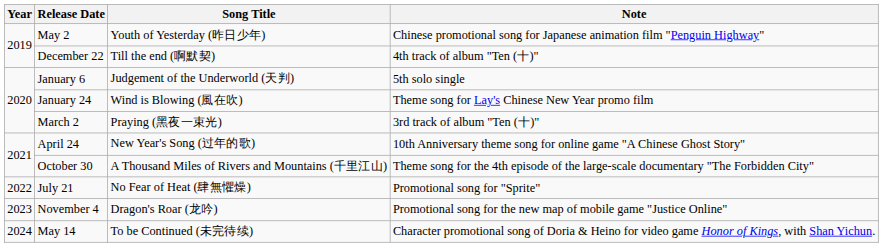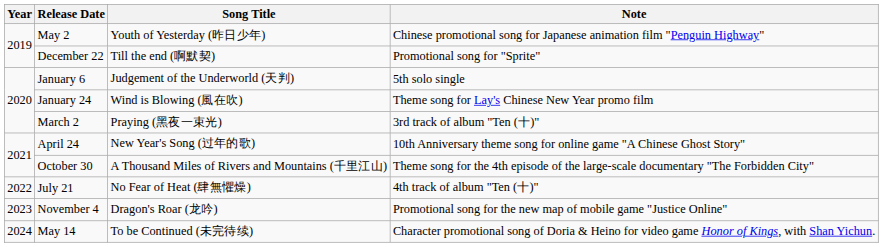(466, 56) 4th track of album "Ten (十)" -> (467, 56) Promotional song for "Sprite"
(467, 187) Promotional song for "Sprite" -> (466, 187) 4th track of album "Ten (十)"
